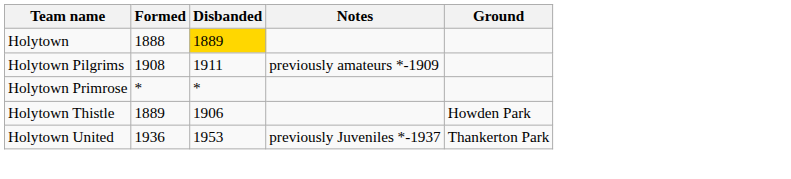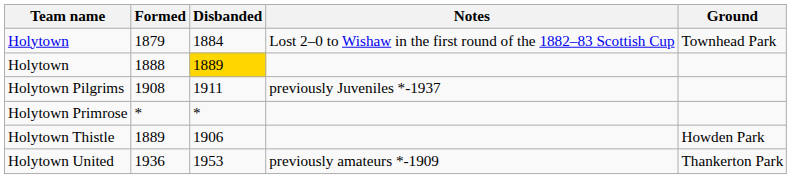+ row: (150, 40)
(354, 64) previously amateurs *-1909 -> (355, 88) previously Juveniles *-1937
(355, 137) previously Juveniles *-1937 -> (354, 161) previously amateurs *-1909
